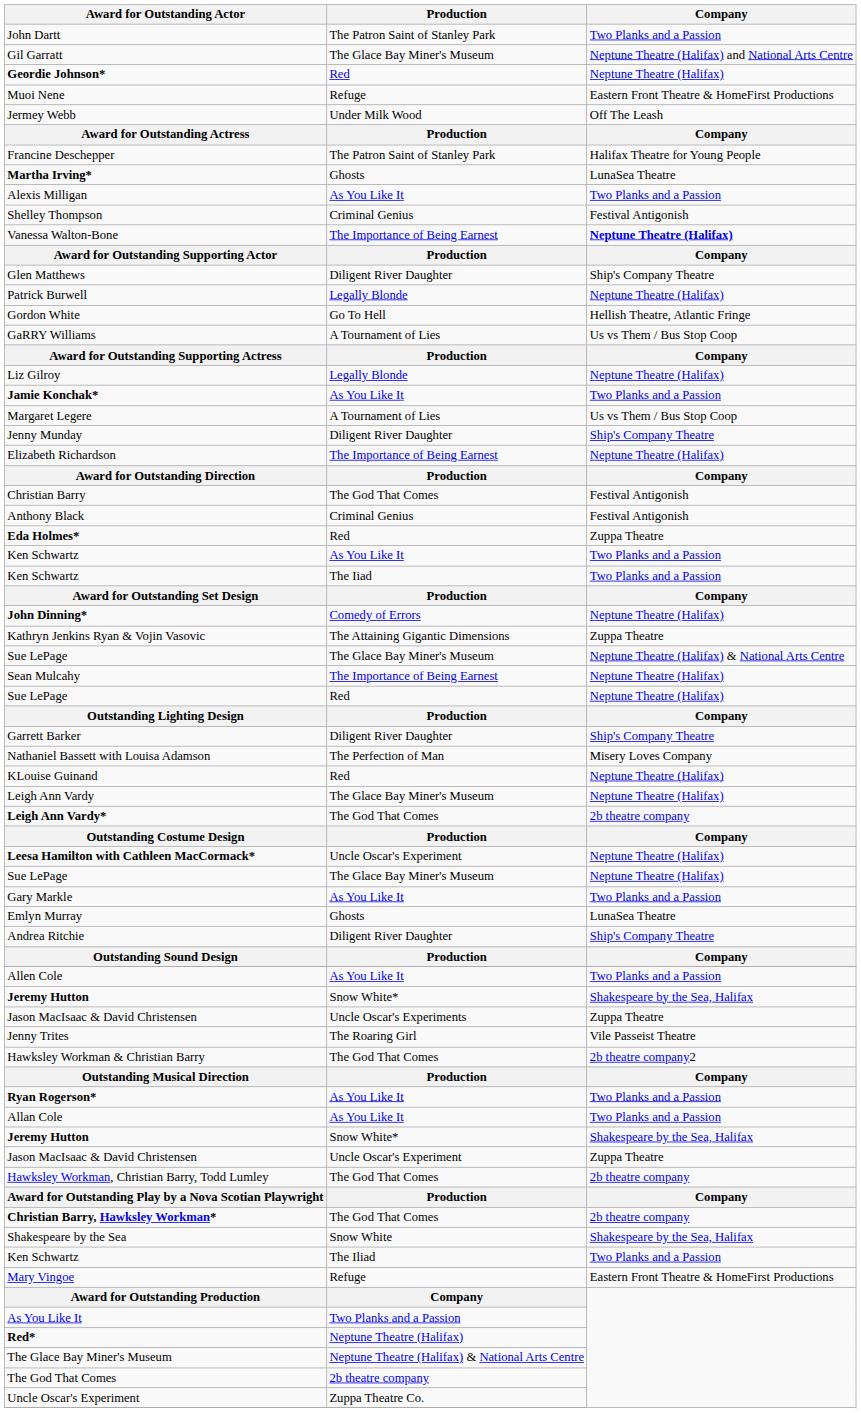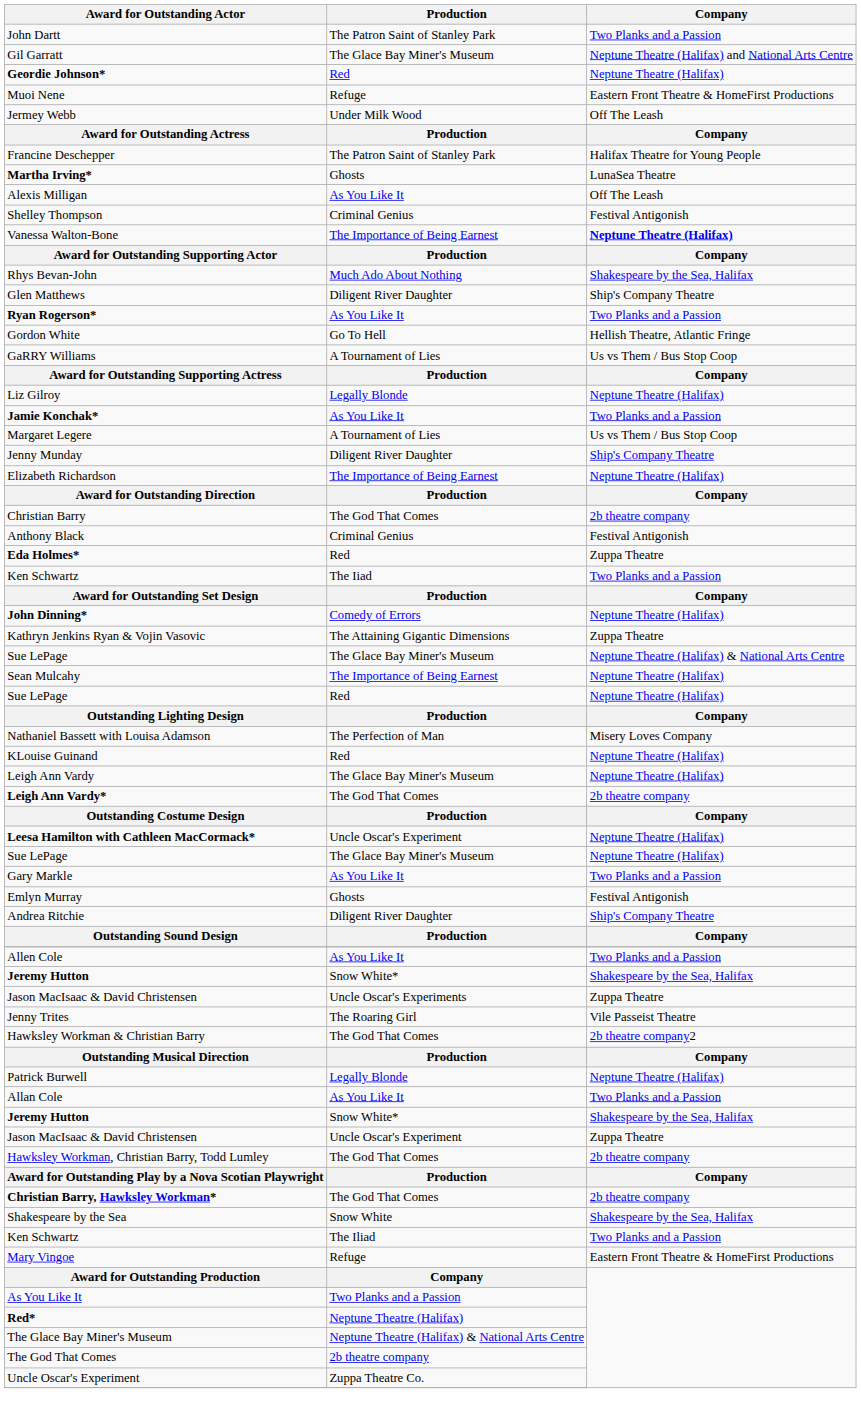(655, 194) Two Planks and a Passion -> (626, 194) Off The Leash
+ row: (52, 275)
rows swapped: (52, 1097) <-> (47, 295)
(639, 495) Festival Antigonish -> (640, 515) 2b theatre company
- row: (43, 555)
- row: (44, 736)
(633, 916) LunaSea Theatre -> (639, 896) Festival Antigonish
